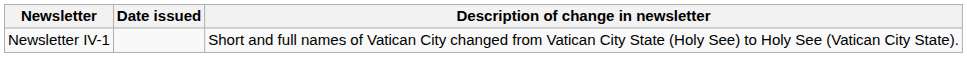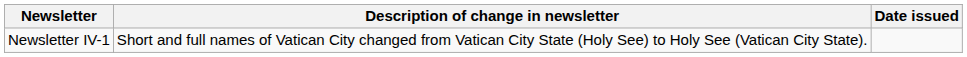columns swapped: (159, 16) <-> (584, 16)
